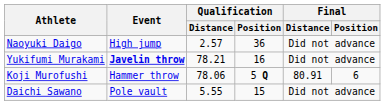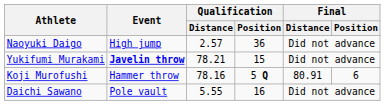(259, 60) 16 -> (259, 60) 15
(211, 76) 78.06 -> (211, 76) 78.16
(259, 92) 15 -> (259, 92) 16
